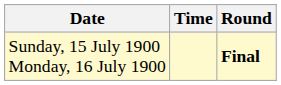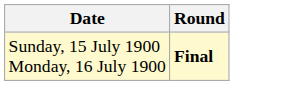- column: (193, 18)
